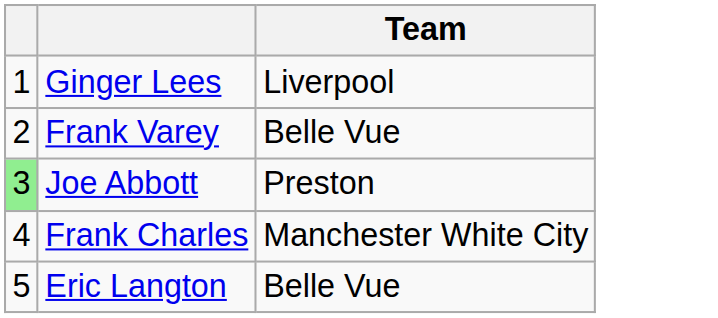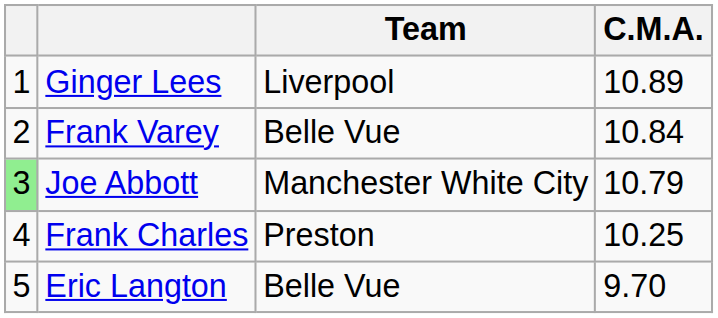+ column: (653, 30)
(319, 183) Preston -> (426, 183) Manchester White City
(426, 235) Manchester White City -> (319, 235) Preston
